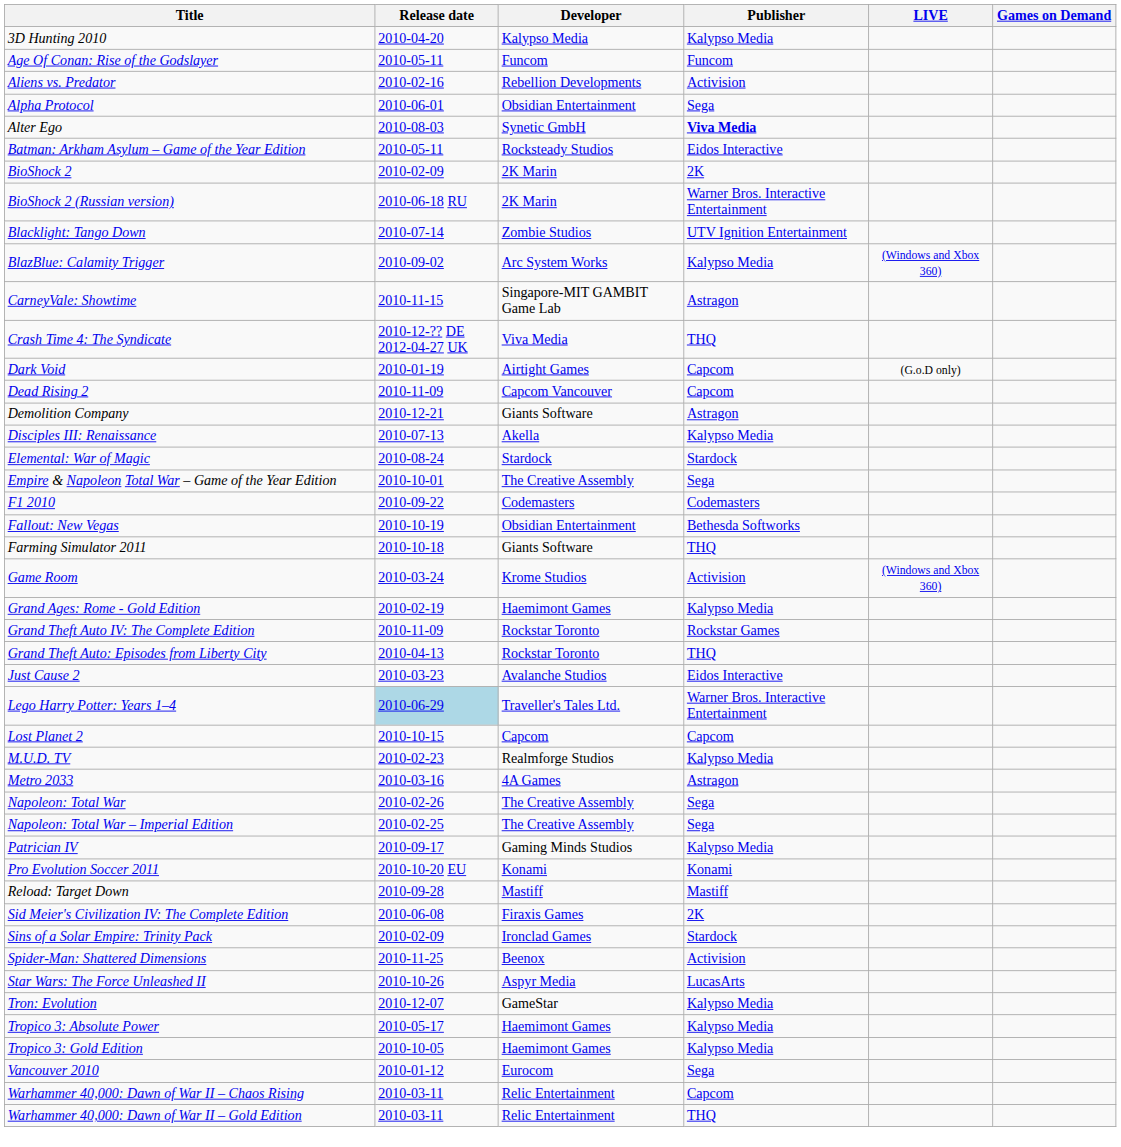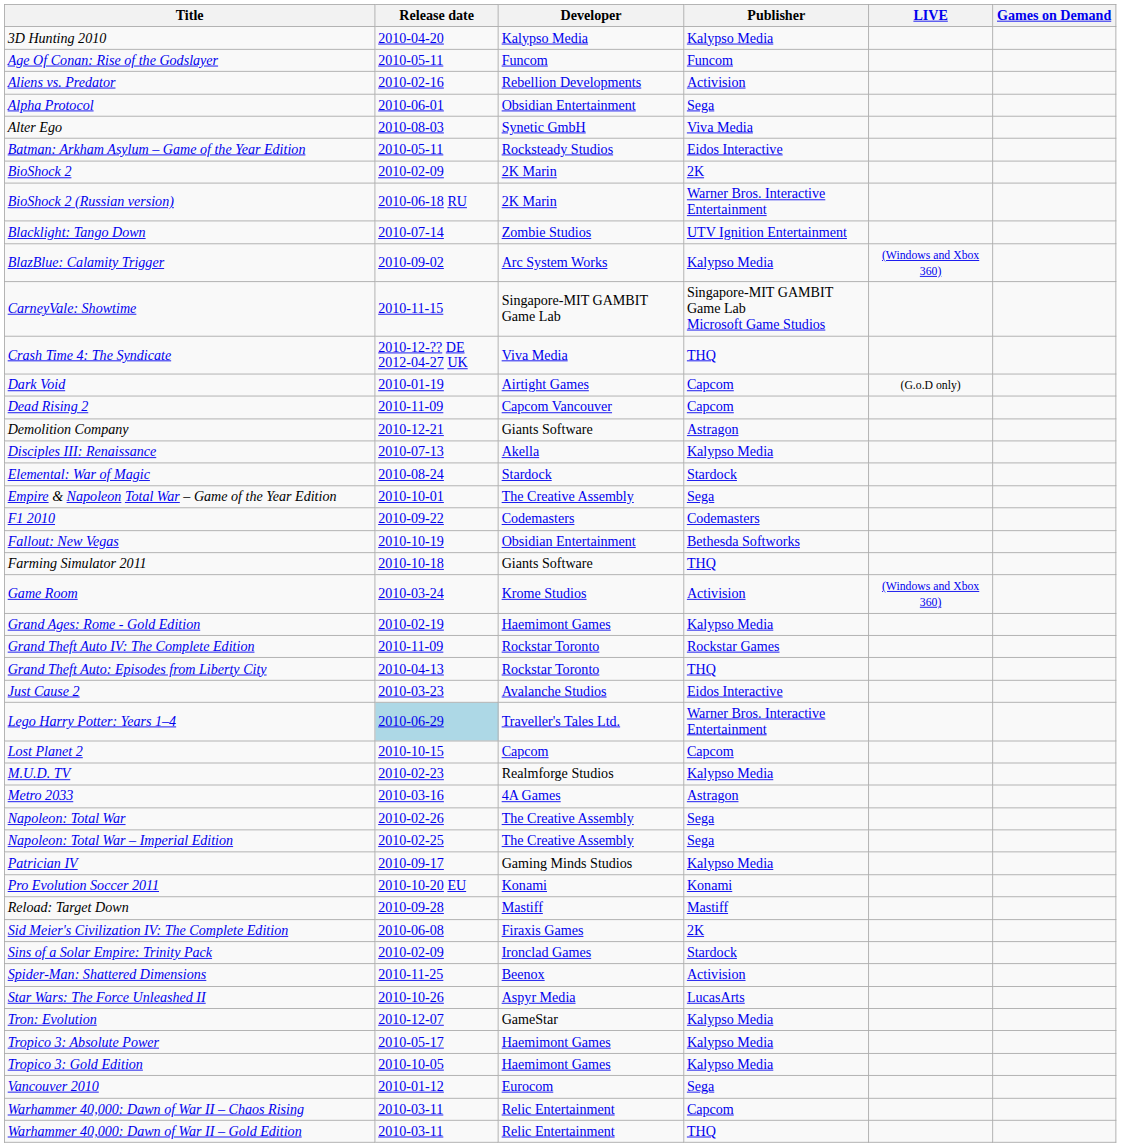(722, 127) bold -> (720, 127) normal
(713, 300) Astragon -> (760, 308) Singapore-MIT GAMBIT Game Lab Microsoft Game Studios
